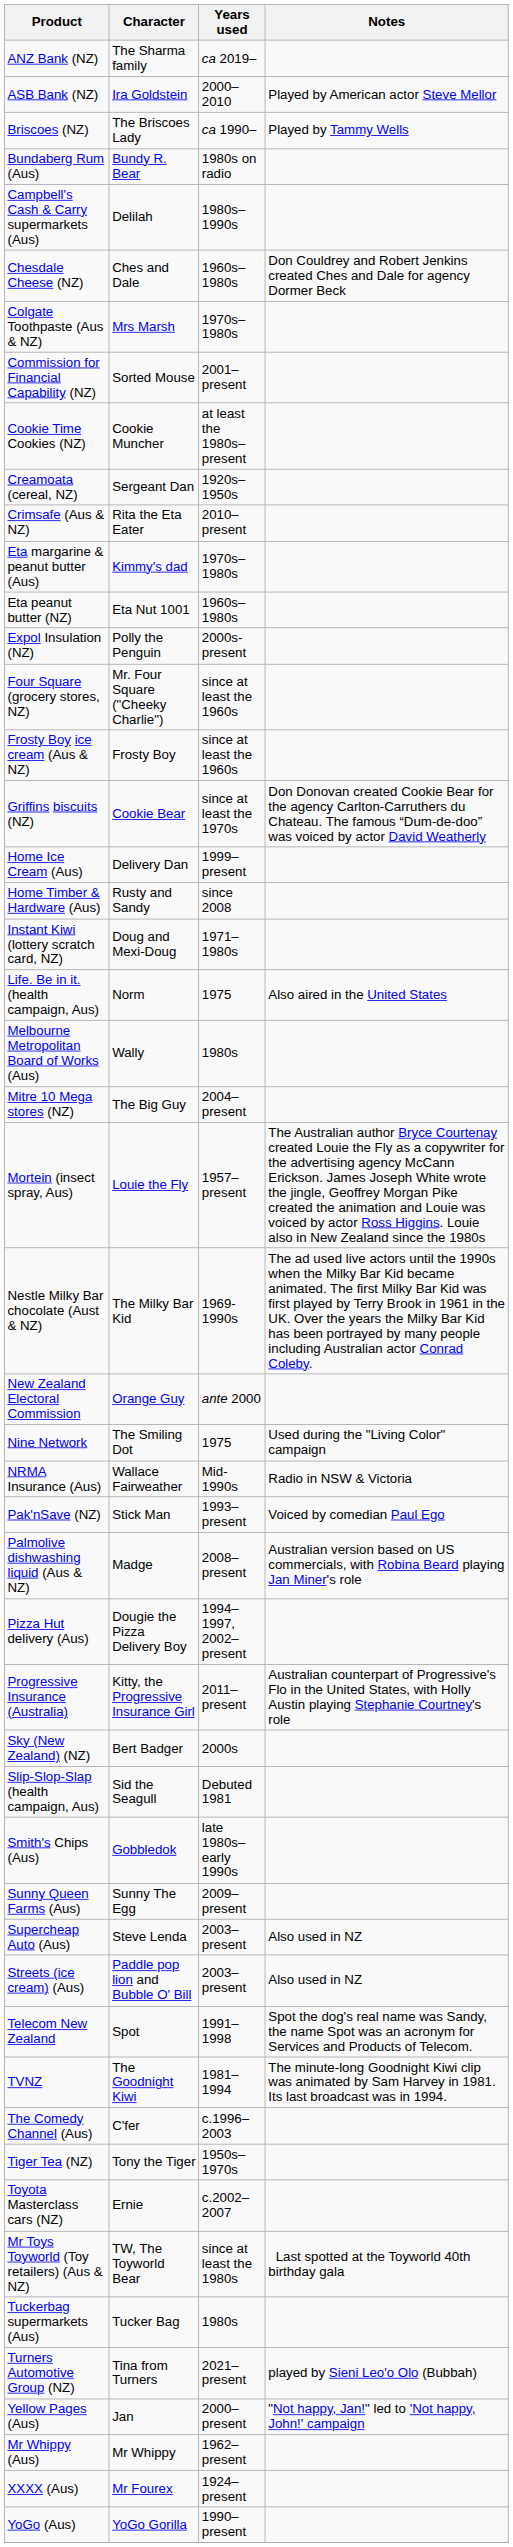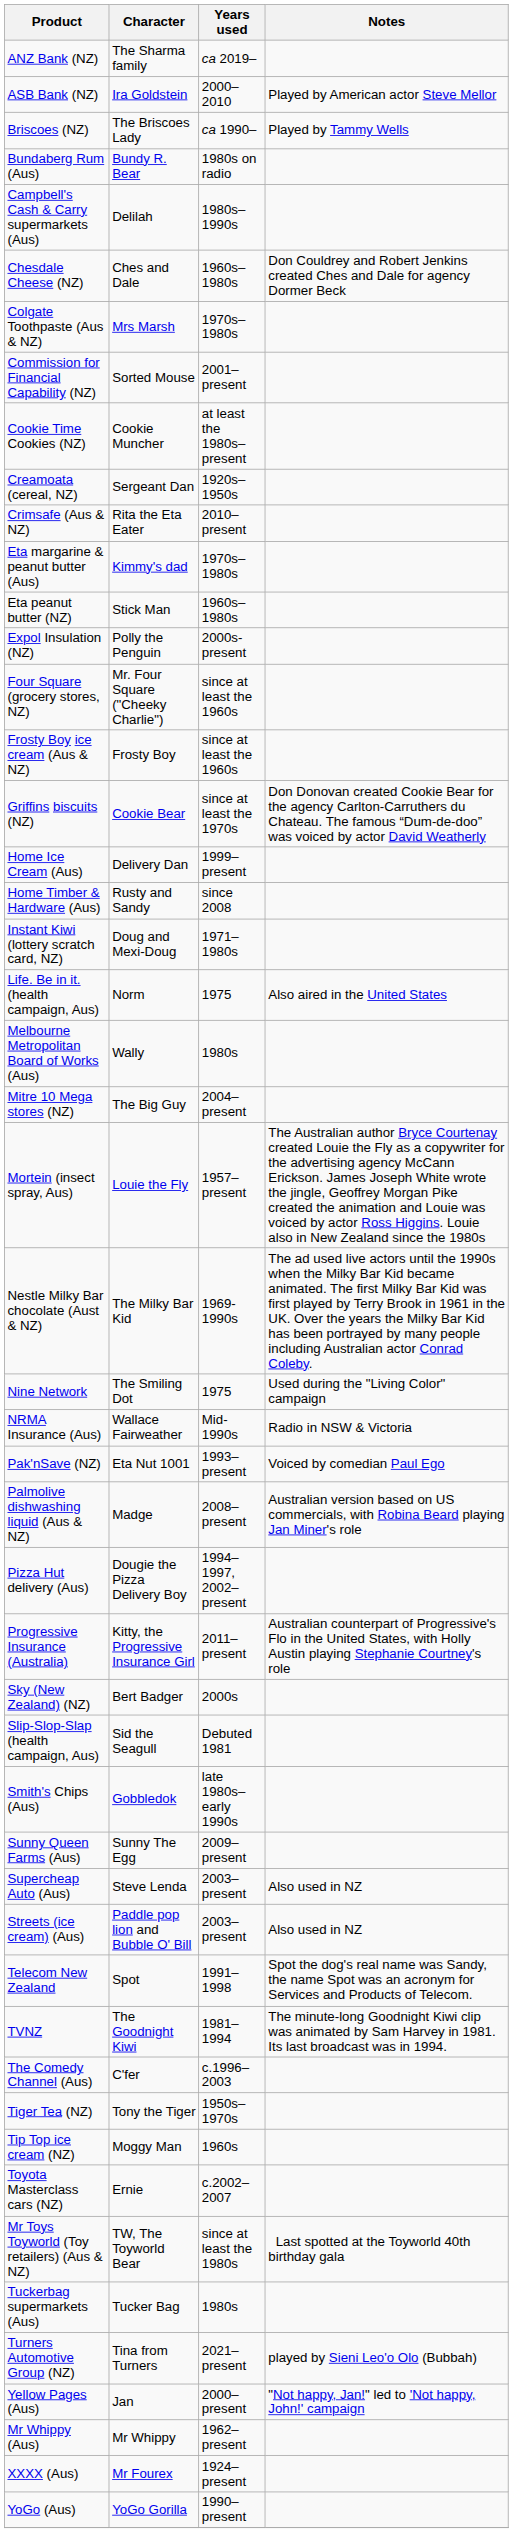(151, 610) Eta Nut 1001 -> (141, 610) Stick Man
- row: (47, 1399)
(141, 1514) Stick Man -> (151, 1463) Eta Nut 1001
+ row: (41, 2147)
